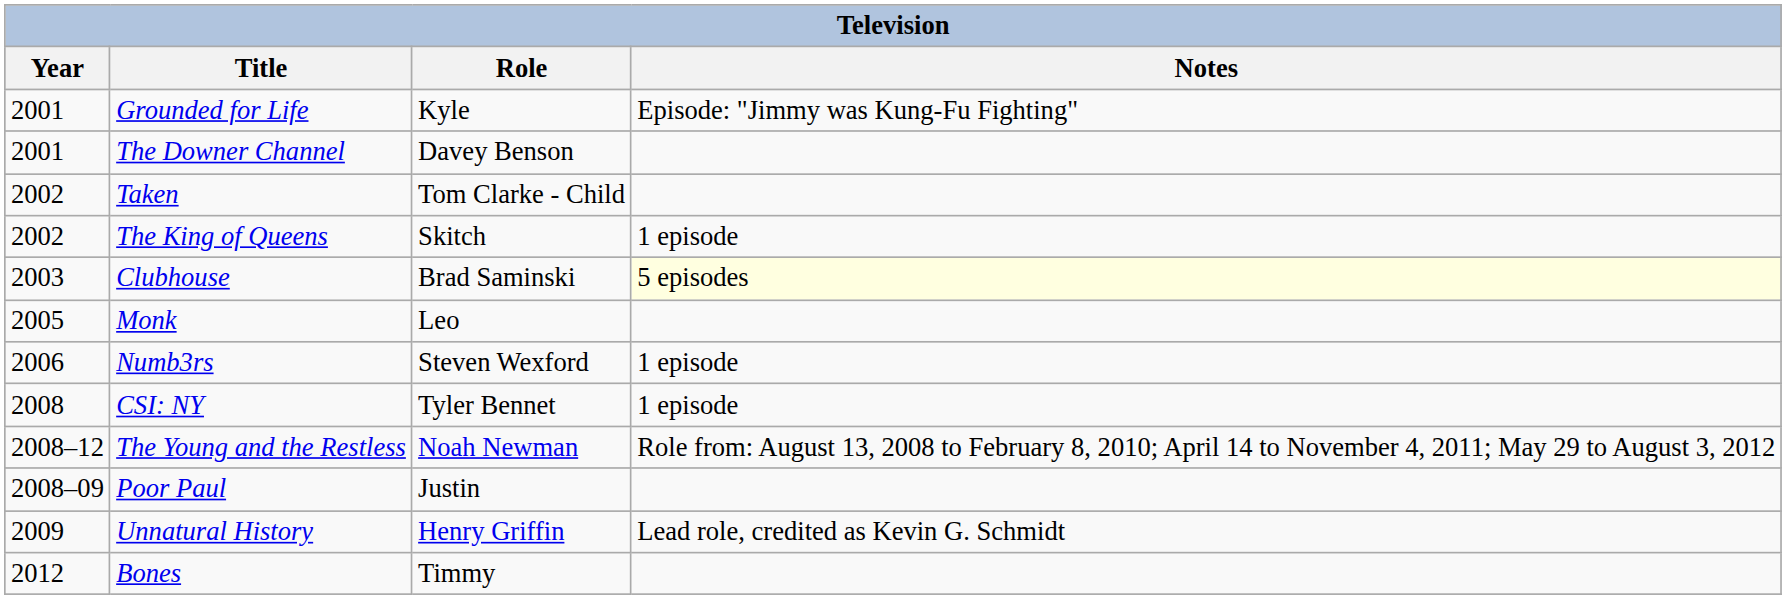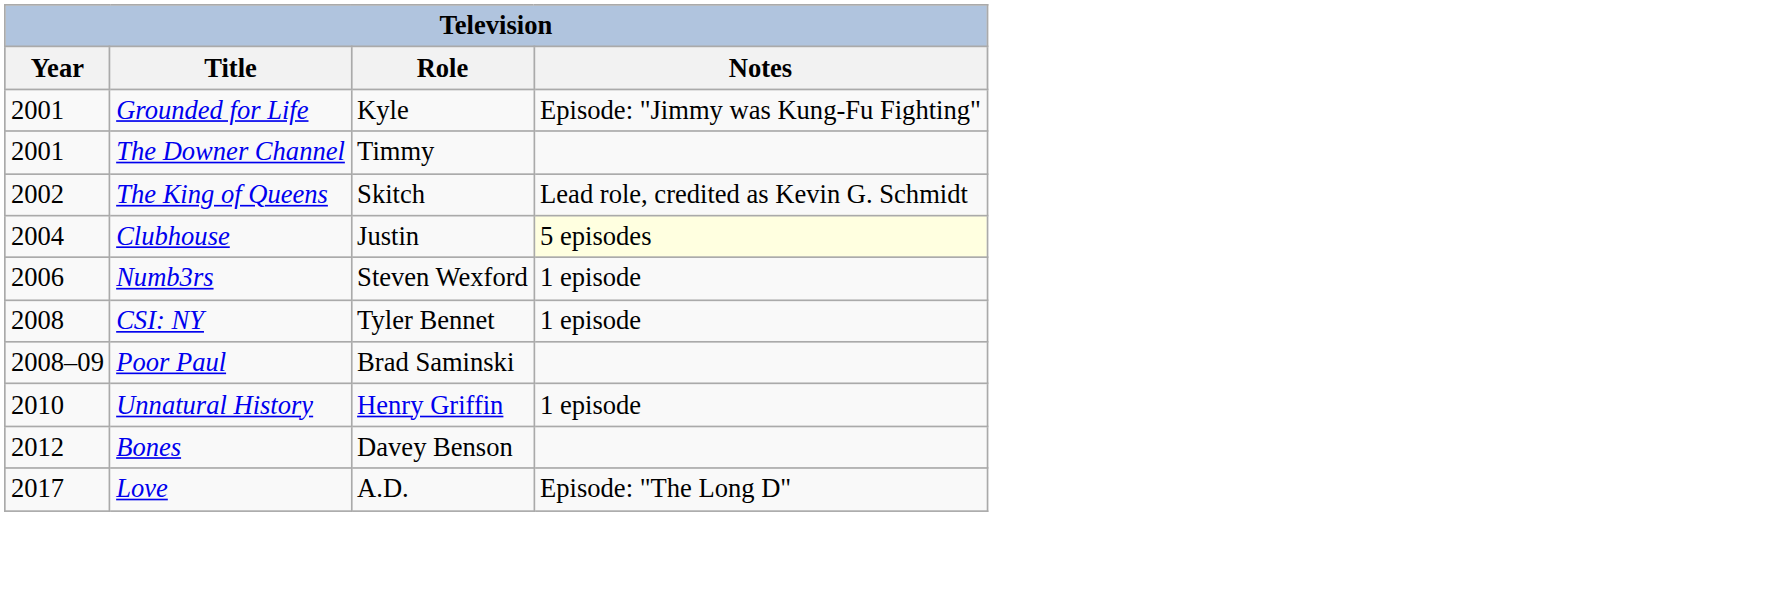(496, 151) Davey Benson -> (396, 151) Timmy
- row: (147, 194)
(688, 236) 1 episode -> (754, 194) Lead role, credited as Kevin G. Schmidt
(38, 278) 2003 -> (38, 236) 2004
(497, 278) Brad Saminski -> (388, 236) Justin
- row: (146, 320)
- row: (261, 446)
(449, 488) Justin -> (436, 362) Brad Saminski
(38, 531) 2009 -> (38, 404) 2010
(851, 531) Lead role, credited as Kevin G. Schmidt -> (591, 404) 1 episode
(457, 573) Timmy -> (435, 446) Davey Benson
+ row: (142, 488)
